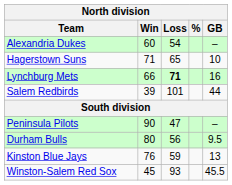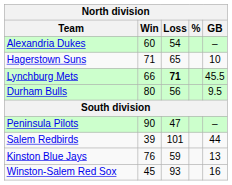(215, 76) 16 -> (215, 76) 45.5
rows swapped: (42, 92) <-> (37, 140)
(215, 172) 45.5 -> (215, 172) 16
